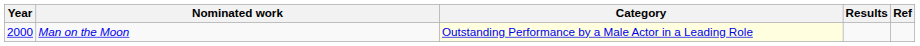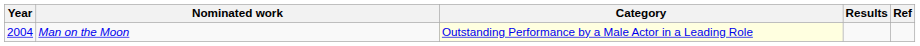(20, 32) 2000 -> (20, 32) 2004
